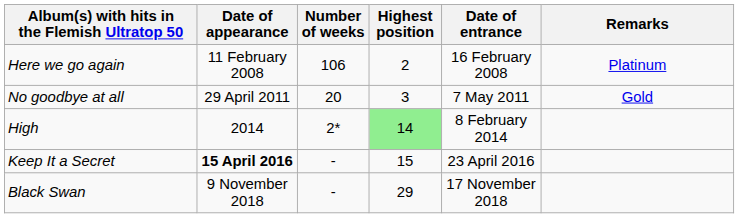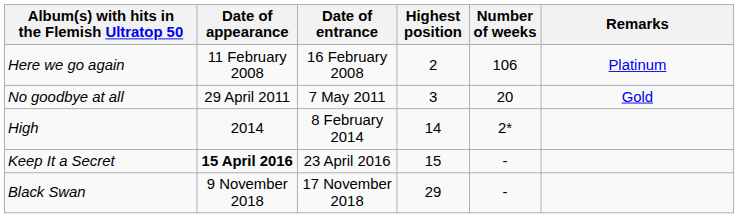columns swapped: (491, 24) <-> (333, 24)
(405, 128) lightgreen background -> (433, 128) no background
